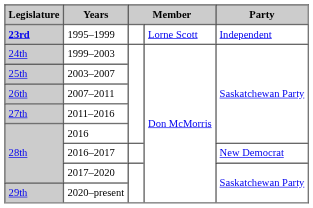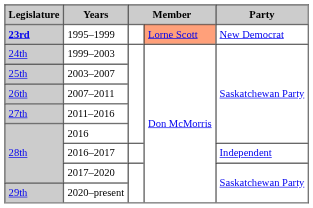(173, 34) no background -> (173, 34) lightsalmon background
(246, 34) Independent -> (252, 34) New Democrat
(252, 153) New Democrat -> (246, 153) Independent
